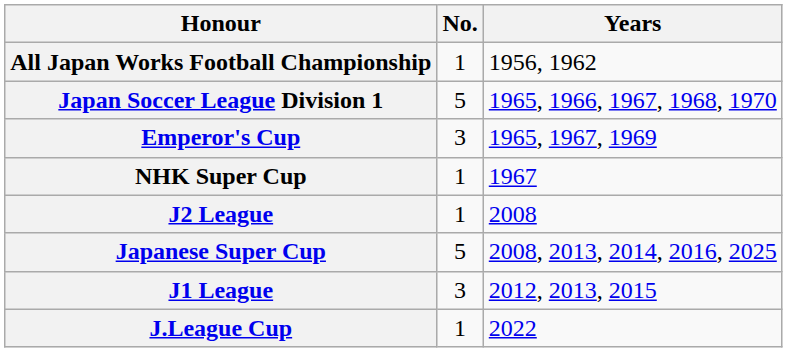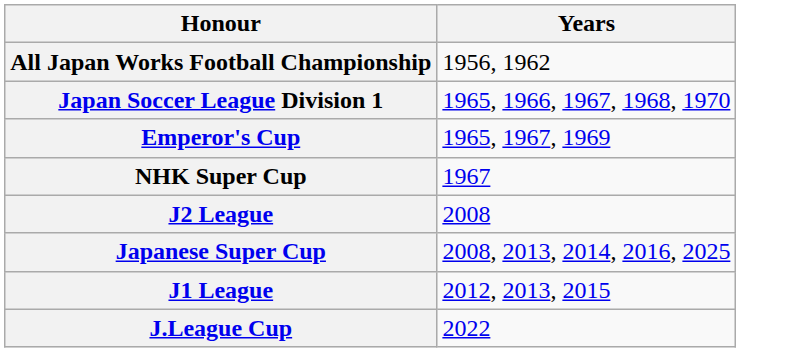- column: (460, 23)
